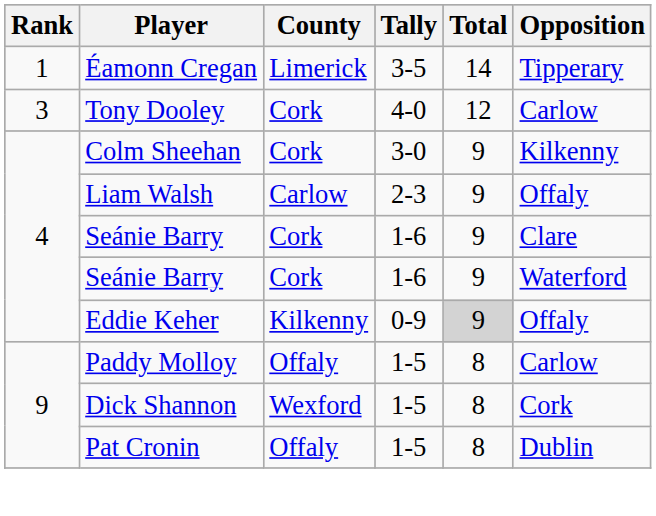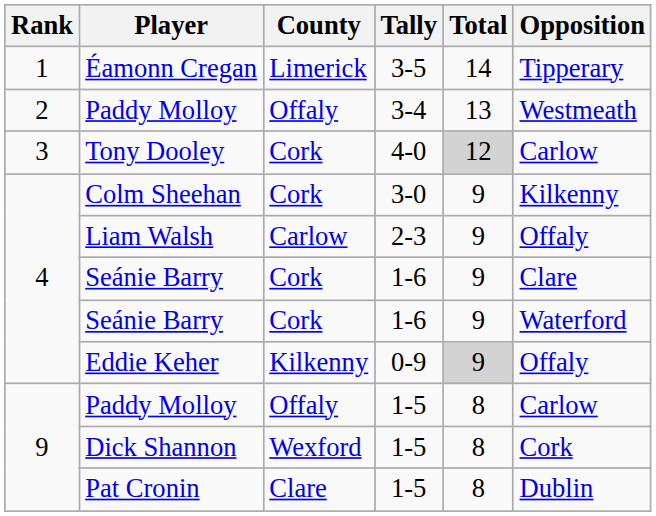+ row: (161, 109)
(478, 109) no background -> (478, 151) lightgrey background
(304, 446) Offaly -> (298, 488) Clare
